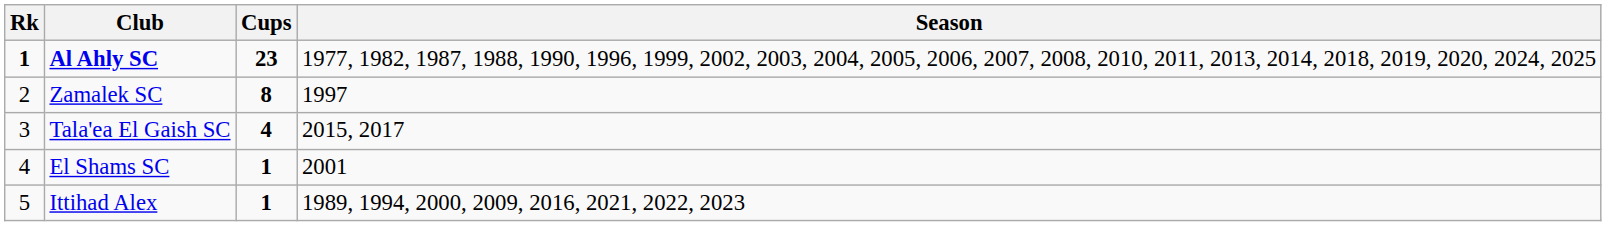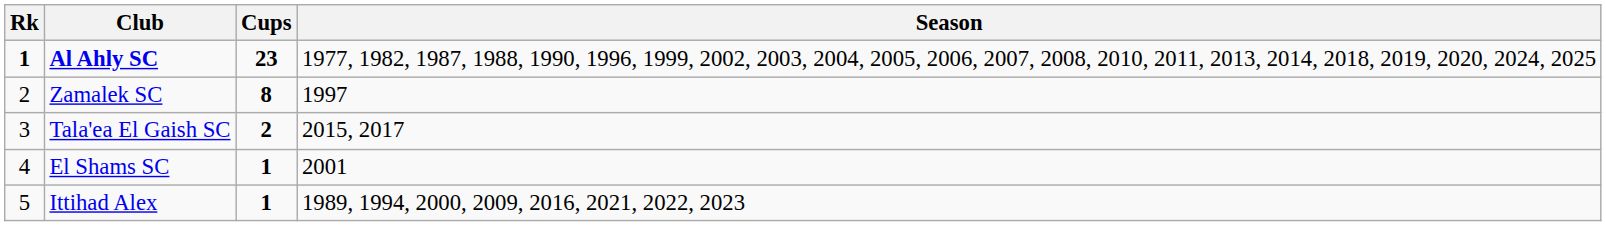(266, 130) 4 -> (266, 130) 2
